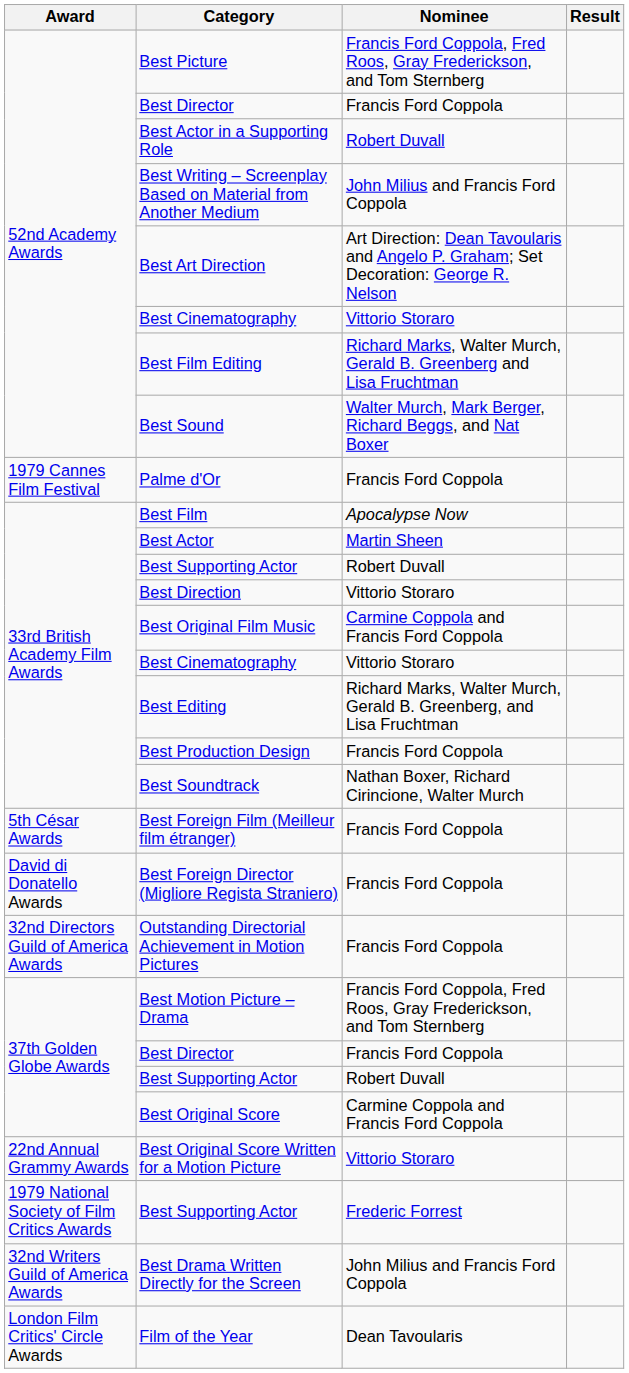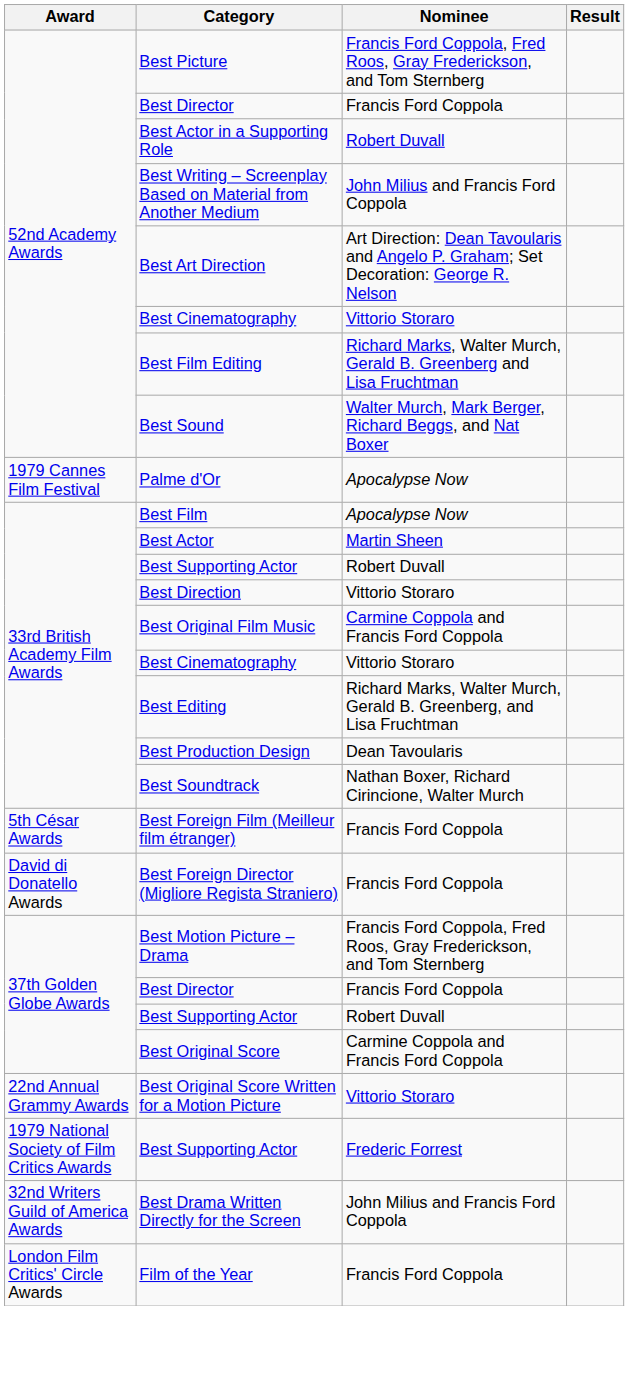(424, 479) Francis Ford Coppola -> (407, 479) Apocalypse Now
(424, 751) Francis Ford Coppola -> (404, 751) Dean Tavoularis
- row: (68, 946)
(404, 1337) Dean Tavoularis -> (424, 1274) Francis Ford Coppola
